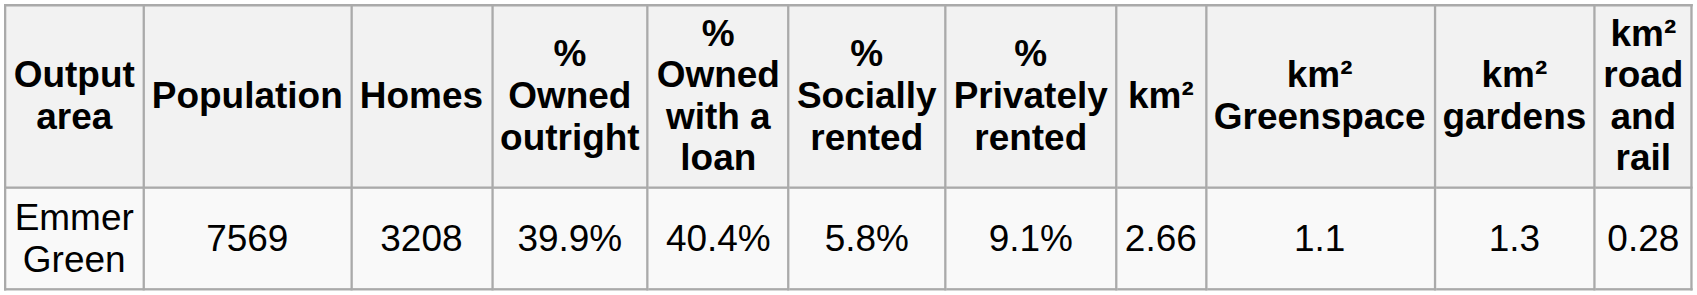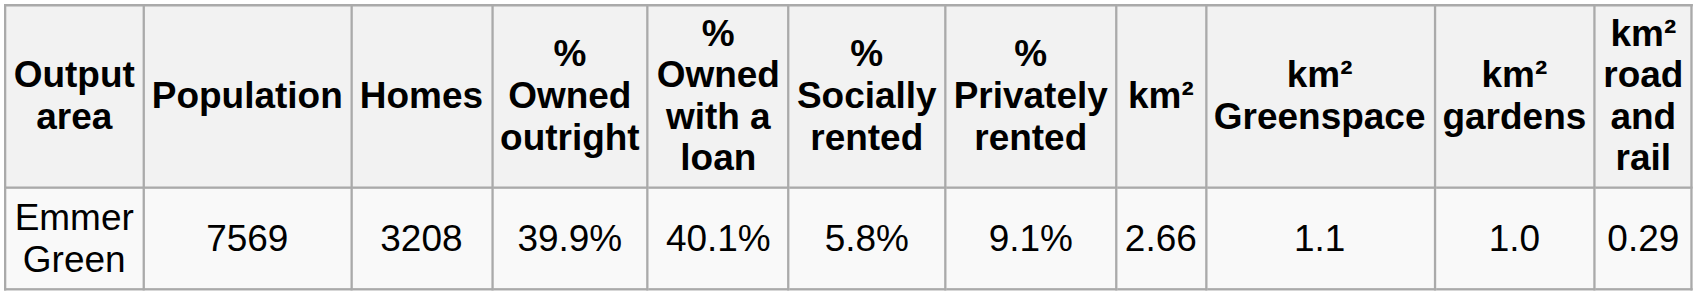(718, 237) 40.4% -> (718, 237) 40.1%
(1514, 237) 1.3 -> (1514, 237) 1.0
(1643, 237) 0.28 -> (1643, 237) 0.29
